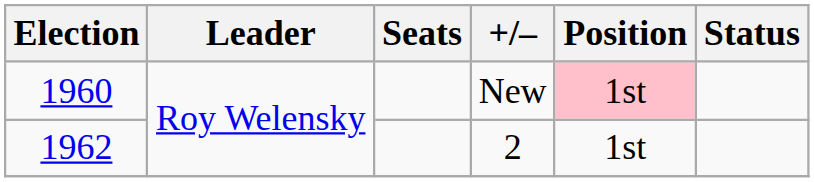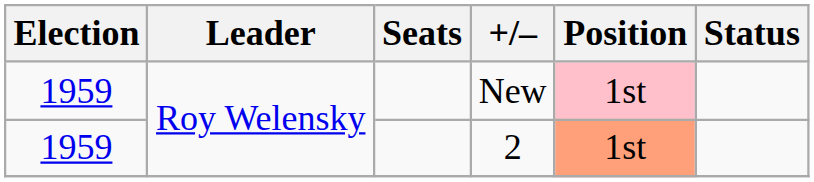(76, 90) 1960 -> (76, 90) 1959
(76, 147) 1962 -> (76, 147) 1959
(625, 147) no background -> (625, 147) lightsalmon background
